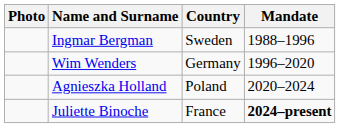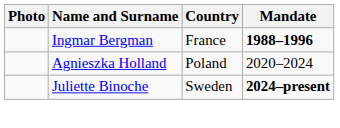(209, 39) Sweden -> (206, 39) France
(281, 39) normal -> (279, 39) bold
- row: (94, 63)
(206, 110) France -> (209, 87) Sweden
